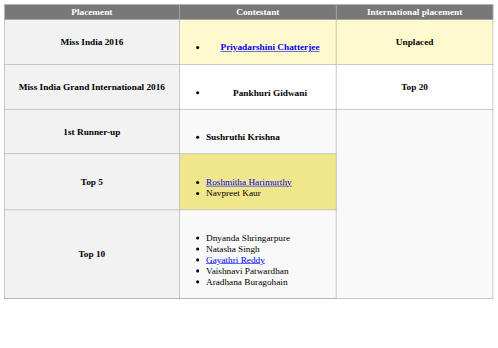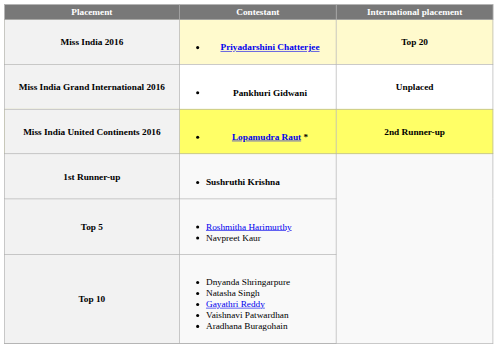(415, 42) Unplaced -> (415, 42) Top 20
(415, 87) Top 20 -> (415, 87) Unplaced
+ row: (92, 131)
(258, 188) khaki background -> (258, 232) no background
